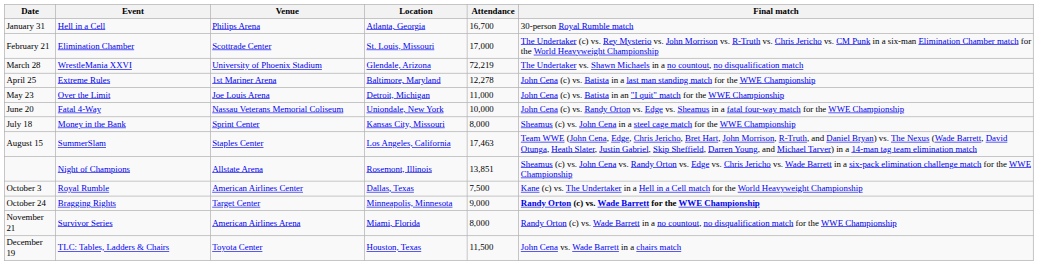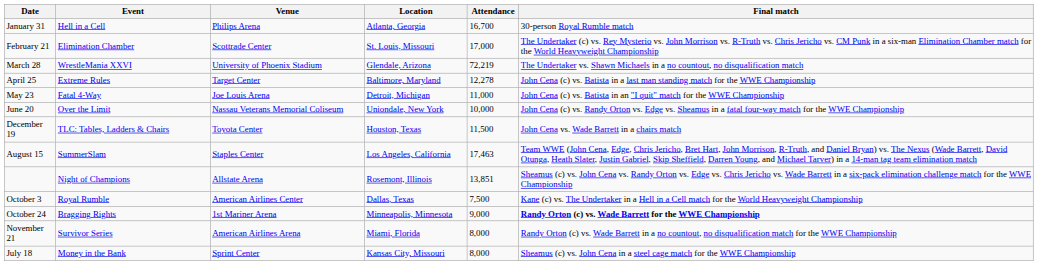(244, 80) 1st Mariner Arena -> (236, 80) Target Center
(84, 94) Over the Limit -> (79, 94) Fatal 4-Way
(79, 109) Fatal 4-Way -> (84, 109) Over the Limit
rows swapped: (19, 123) <-> (25, 247)
(236, 203) Target Center -> (244, 213) 1st Mariner Arena
